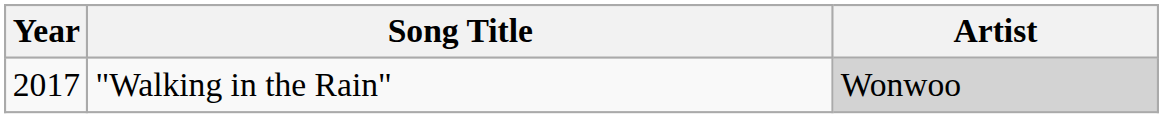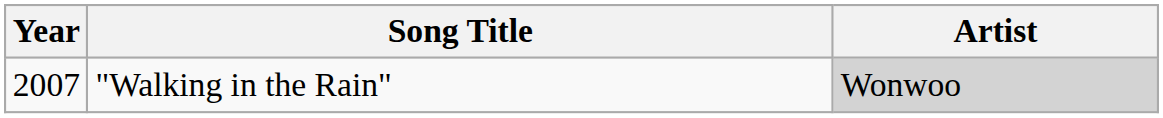(46, 84) 2017 -> (46, 84) 2007
